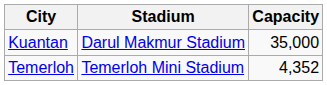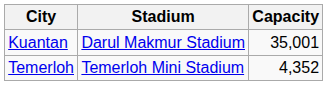(295, 42) 35,000 -> (295, 42) 35,001
